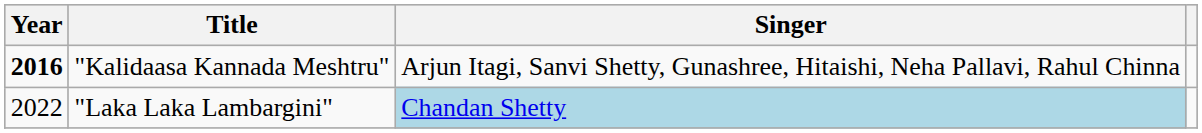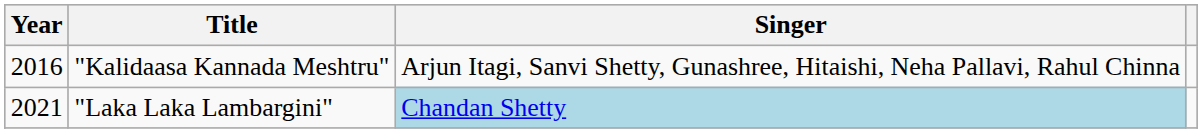(37, 66) bold -> (37, 66) normal
(37, 107) 2022 -> (37, 107) 2021
